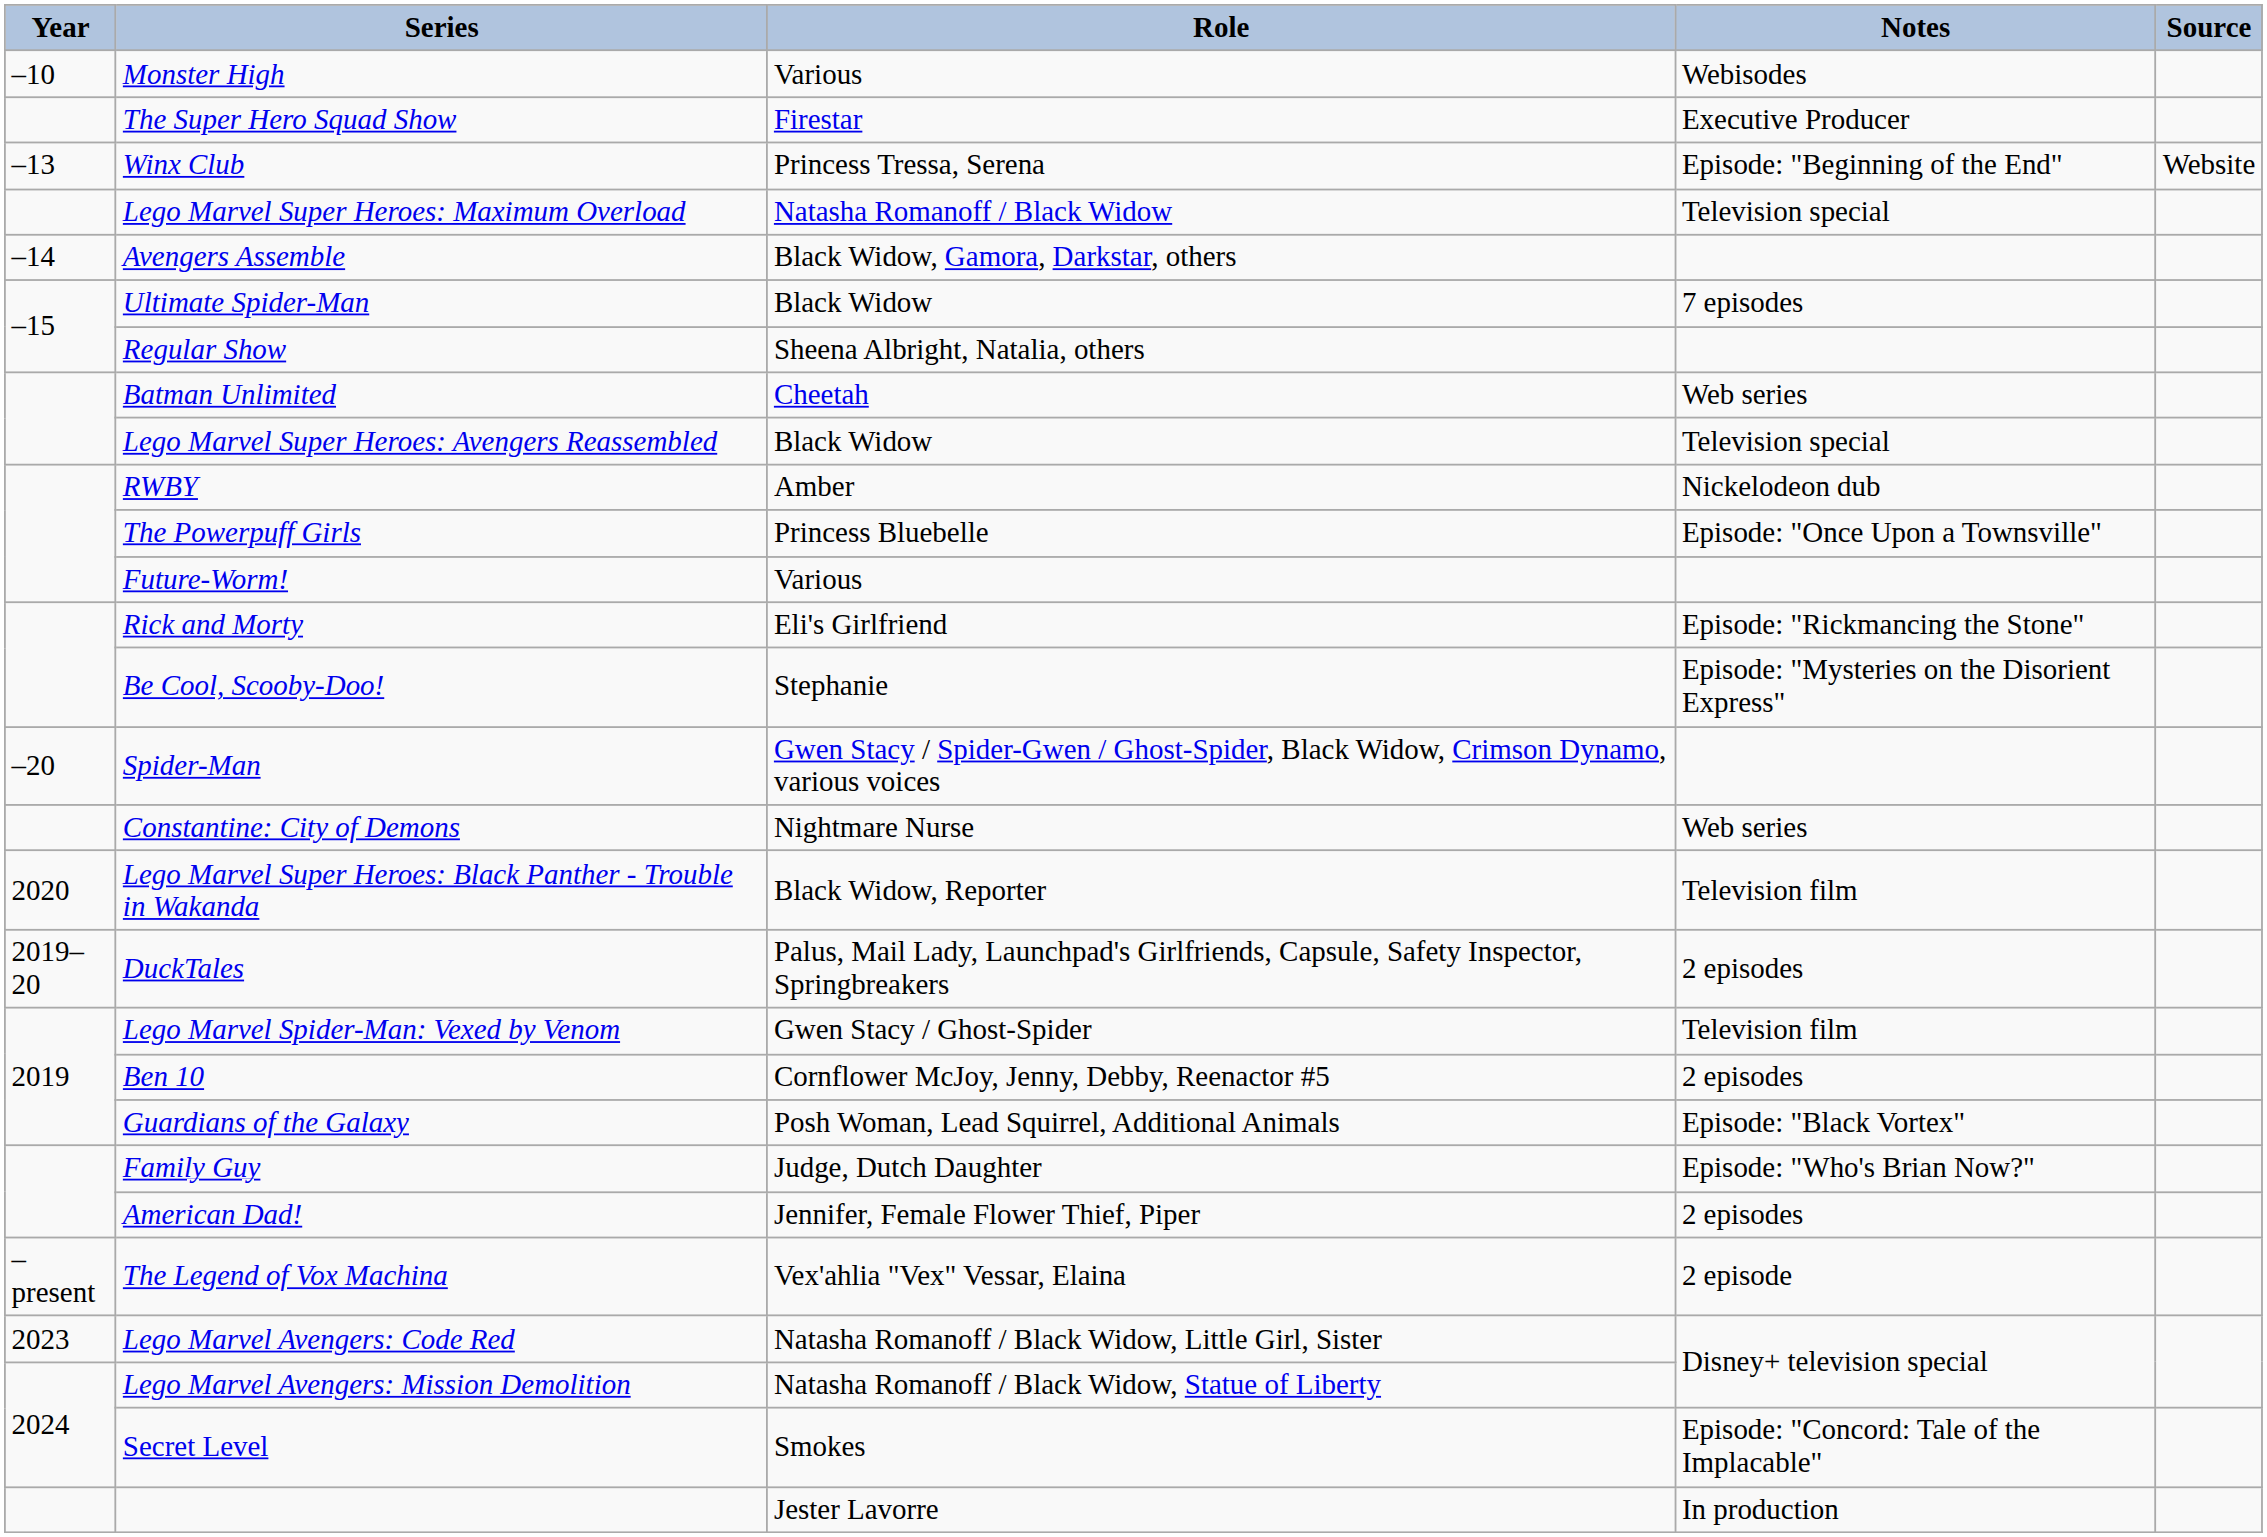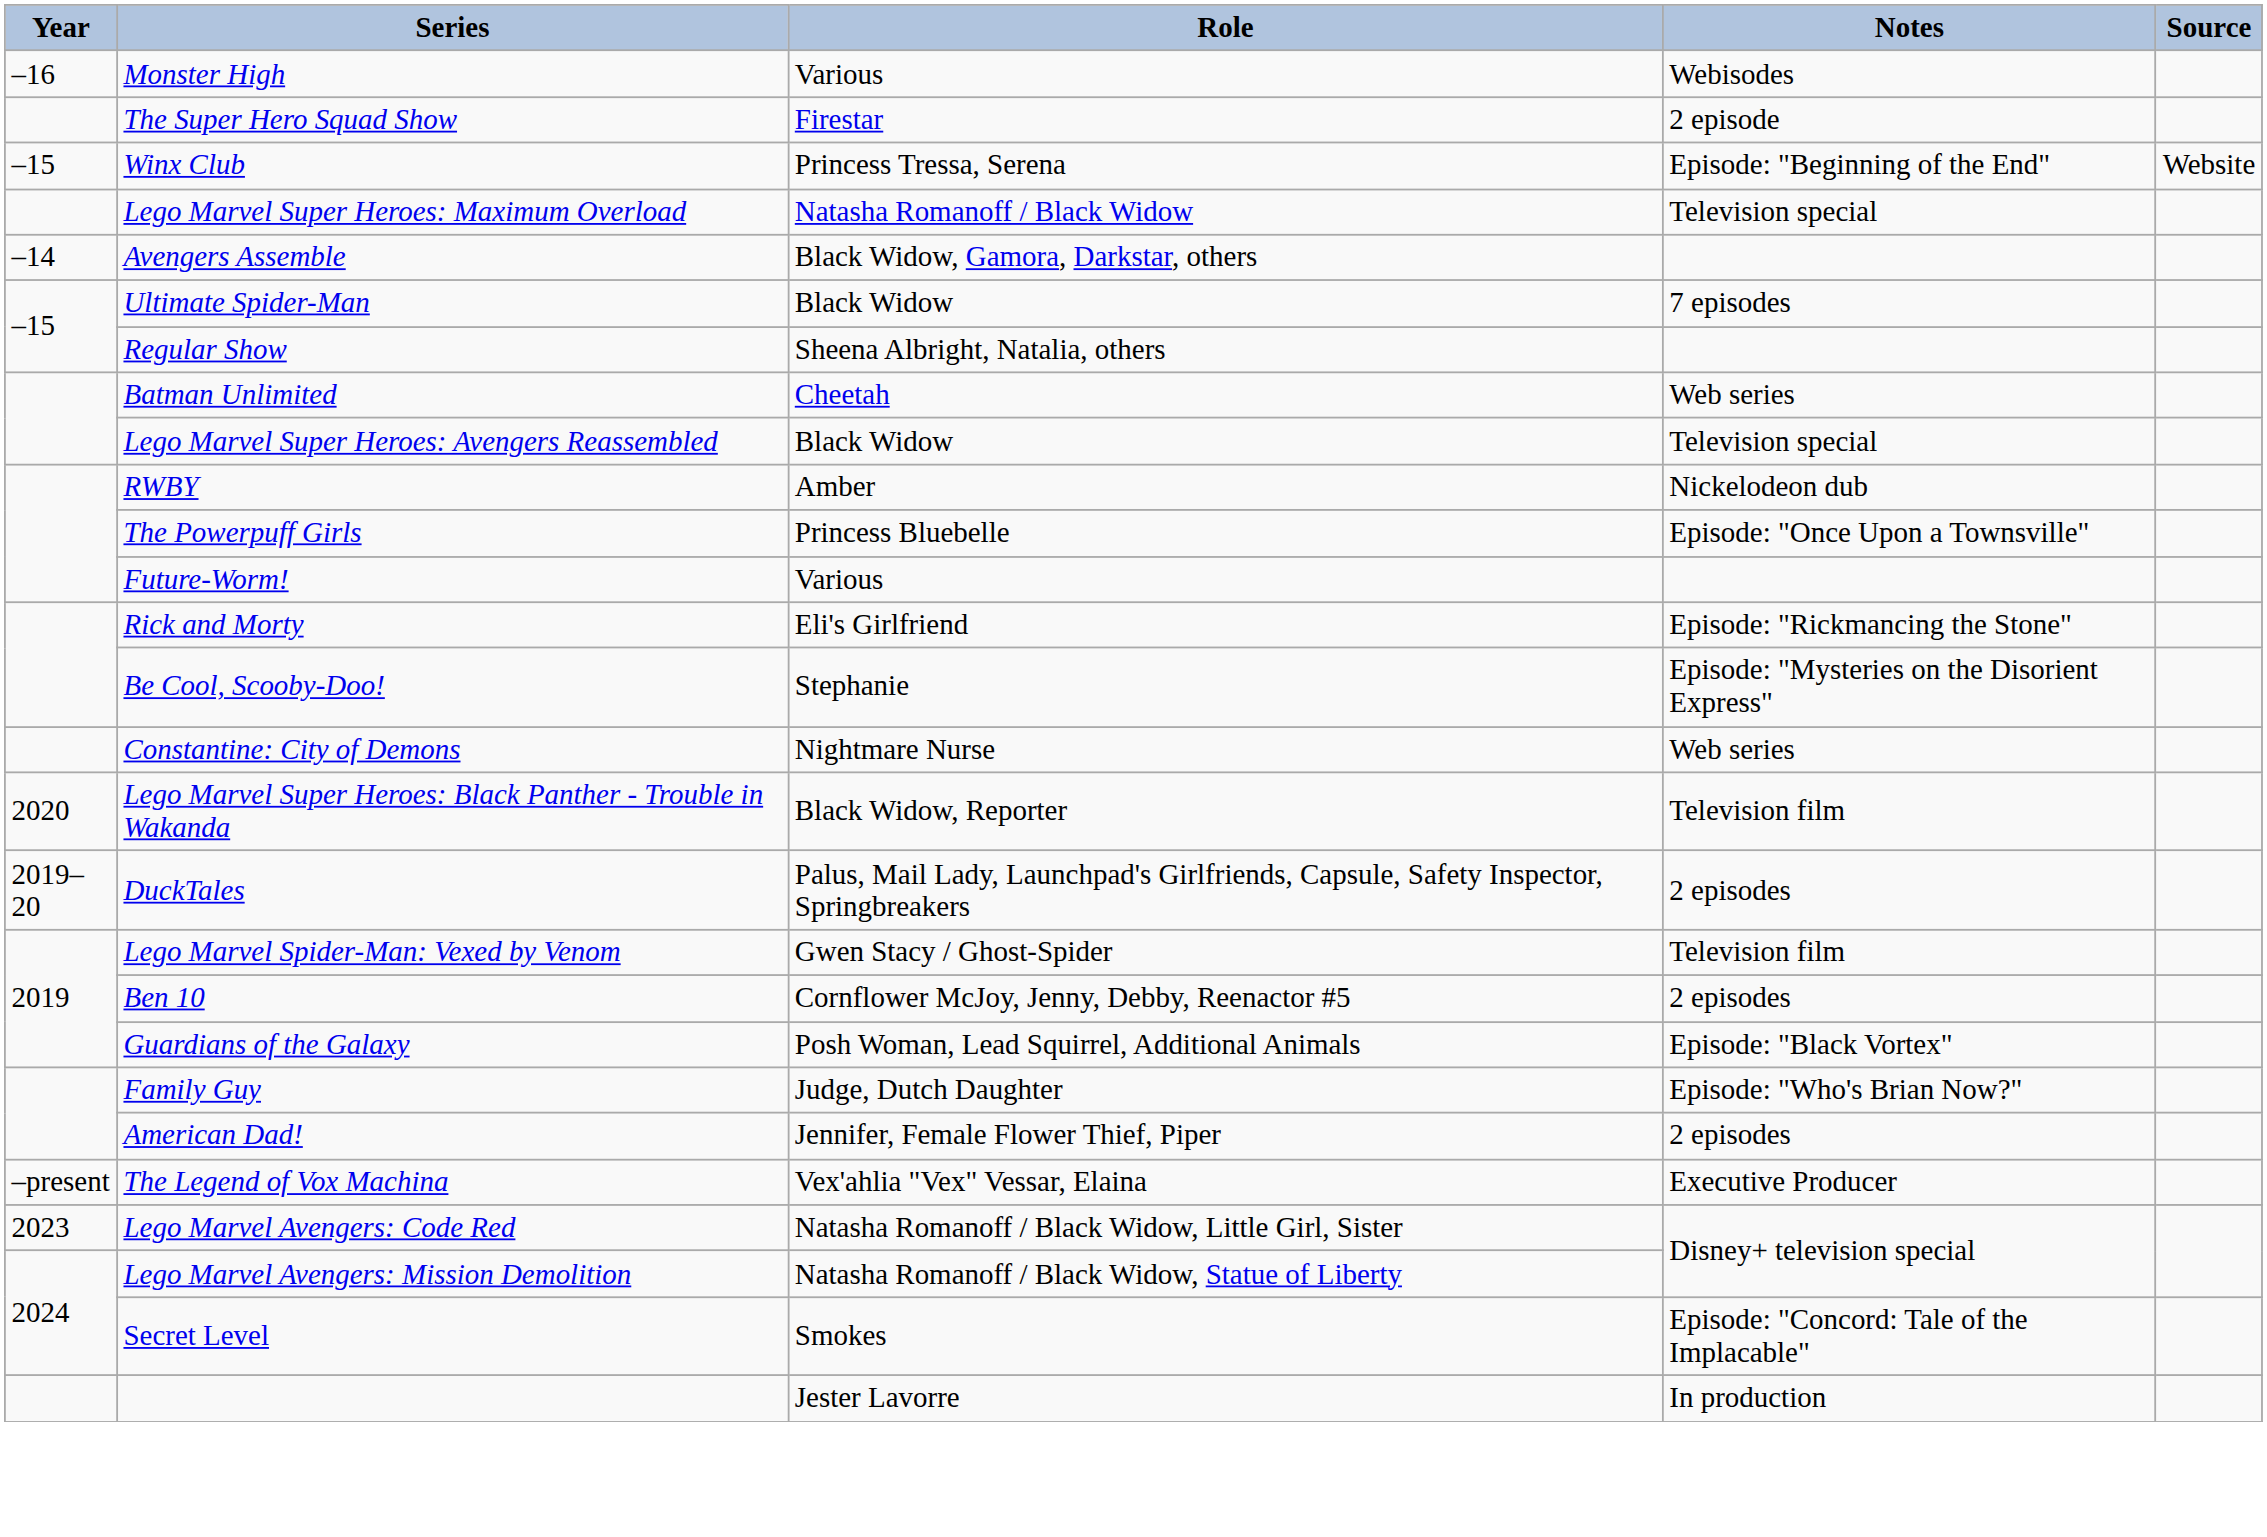(33, 73) –10 -> (33, 73) –16
(1796, 119) Executive Producer -> (1724, 119) 2 episode
(33, 165) –13 -> (33, 165) –15
- row: (192, 765)
(1737, 1276) 2 episode -> (1783, 1181) Executive Producer
